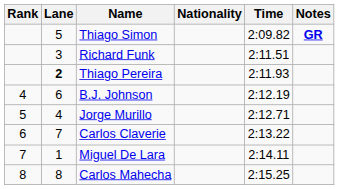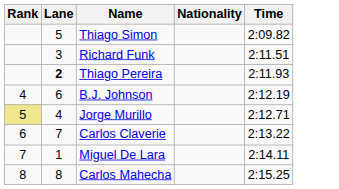- column: (313, 14)
(23, 114) no background -> (23, 114) khaki background
